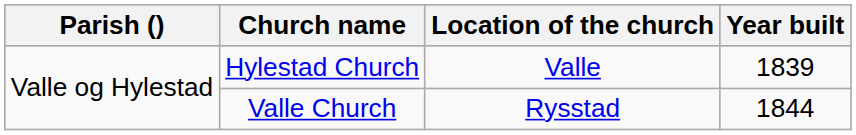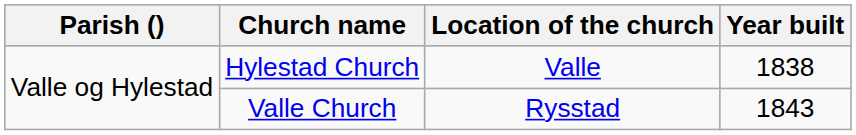(785, 66) 1839 -> (785, 66) 1838
(785, 108) 1844 -> (785, 108) 1843
